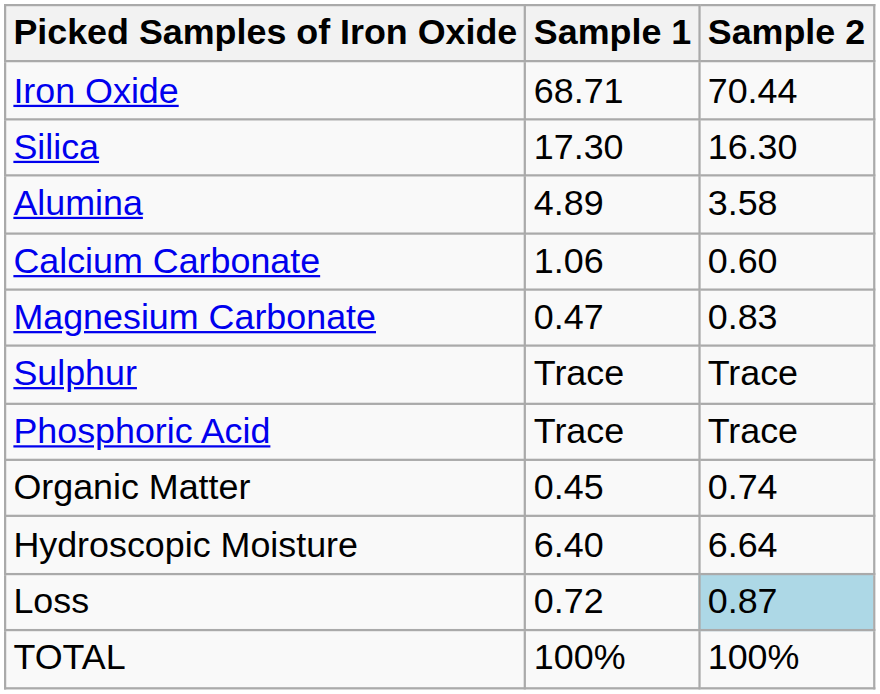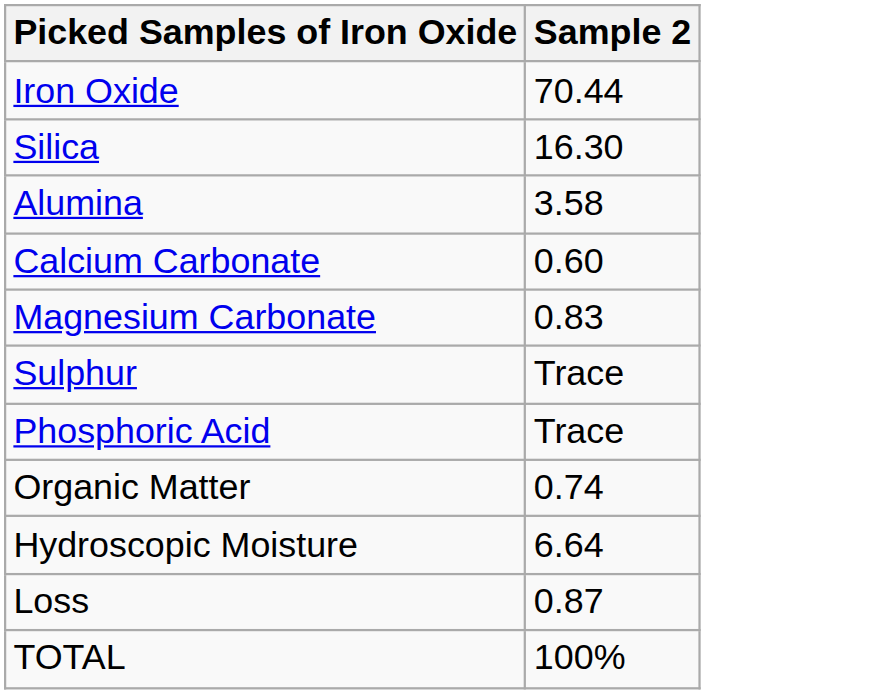- column: (613, 32)
(743, 601) lightblue background -> (569, 601) no background
